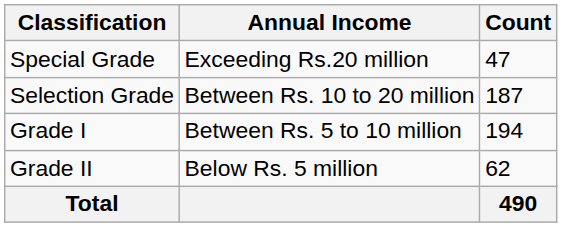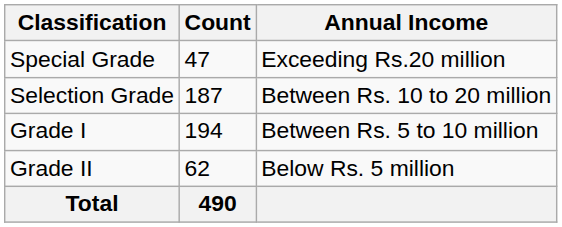columns swapped: (330, 22) <-> (518, 22)
